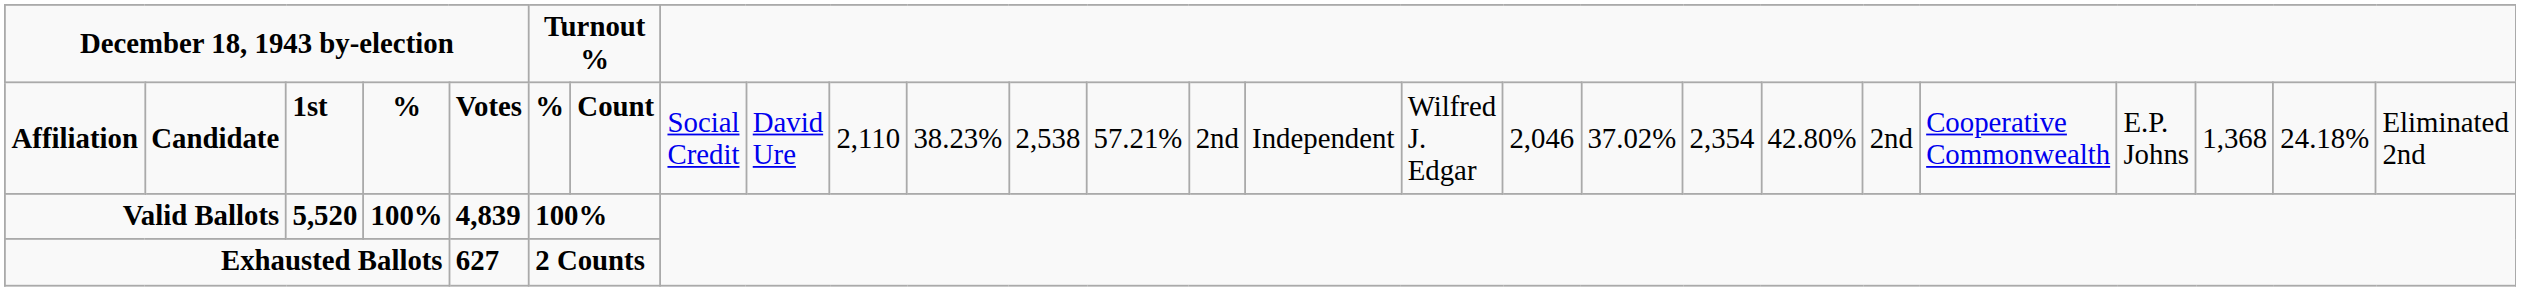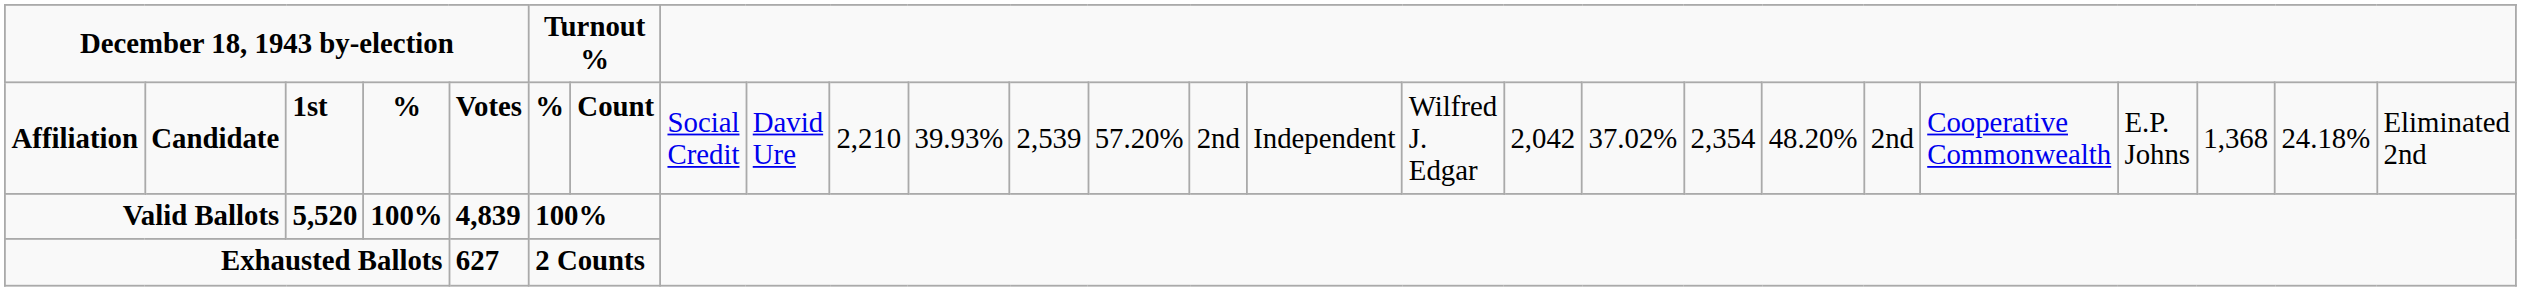(868, 137) 2,110 -> (869, 137) 2,210
(958, 137) 38.23% -> (959, 137) 39.93%
(1048, 137) 2,538 -> (1049, 137) 2,539
(1138, 137) 57.21% -> (1139, 137) 57.20%
(1542, 137) 2,046 -> (1543, 137) 2,042
(1812, 137) 42.80% -> (1813, 137) 48.20%
